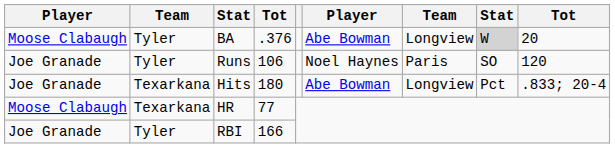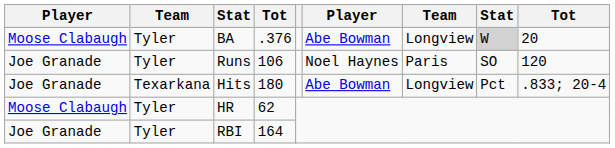(172, 108) Texarkana -> (155, 108) Tyler
(266, 108) 77 -> (266, 108) 62
(271, 132) 166 -> (271, 132) 164
